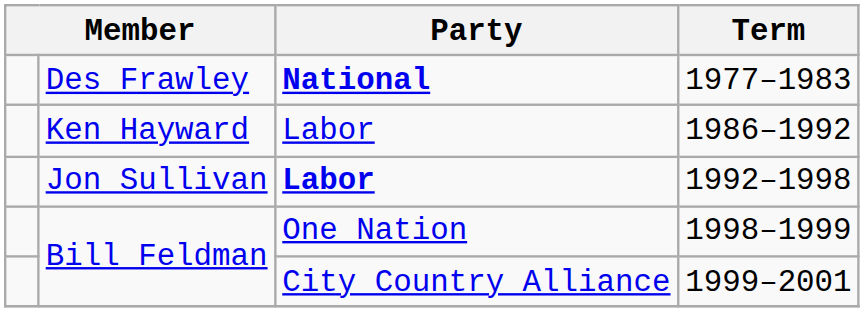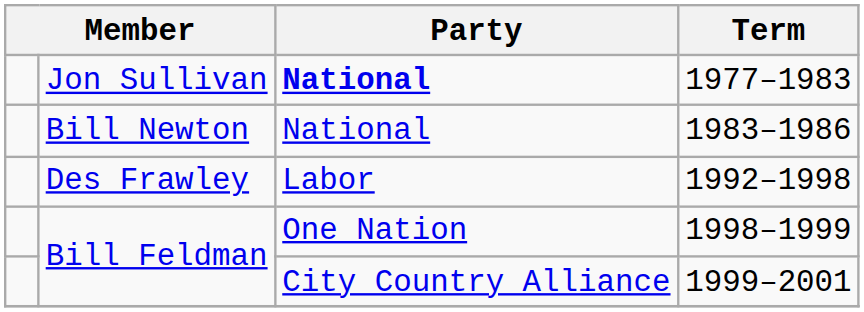(147, 81) Des Frawley -> (157, 81) Jon Sullivan
+ row: (768, 131)
- row: (768, 131)
(157, 181) Jon Sullivan -> (147, 181) Des Frawley
(328, 181) bold -> (328, 181) normal
